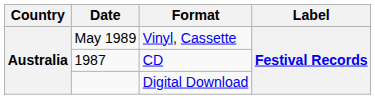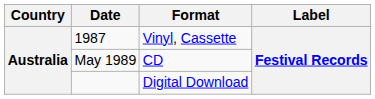(105, 37) May 1989 -> (90, 37) 1987
(90, 60) 1987 -> (105, 60) May 1989
